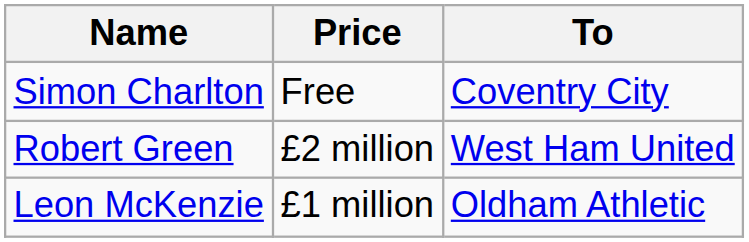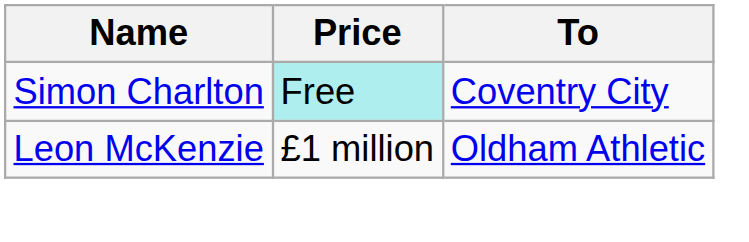(318, 90) no background -> (318, 90) paleturquoise background
- row: (124, 148)
